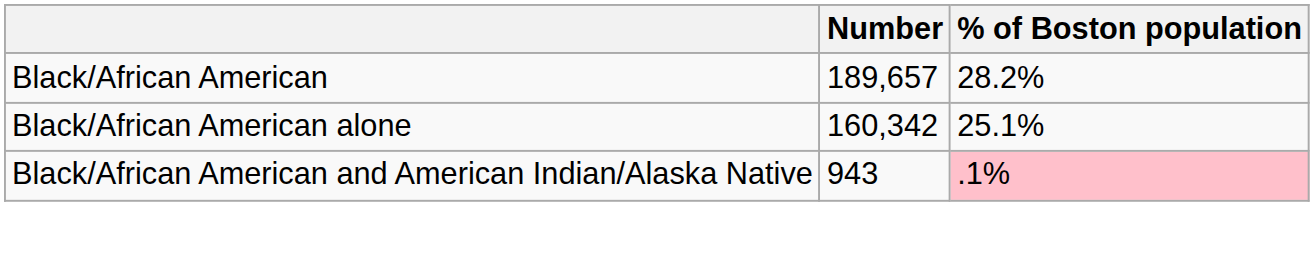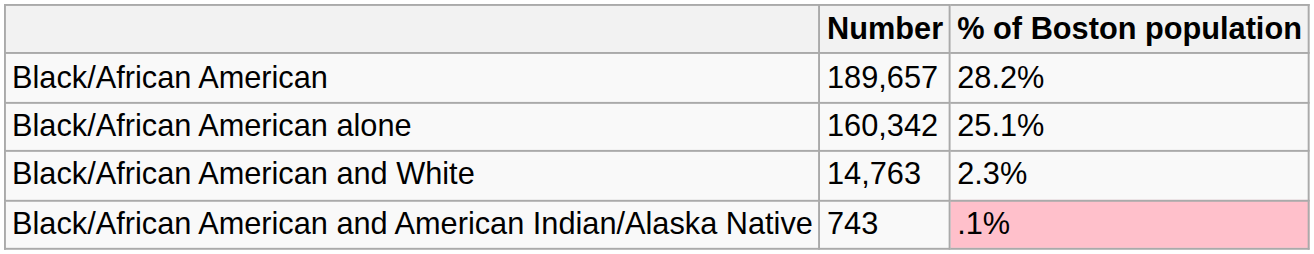+ row: (243, 175)
(853, 175) 943 -> (853, 223) 743
